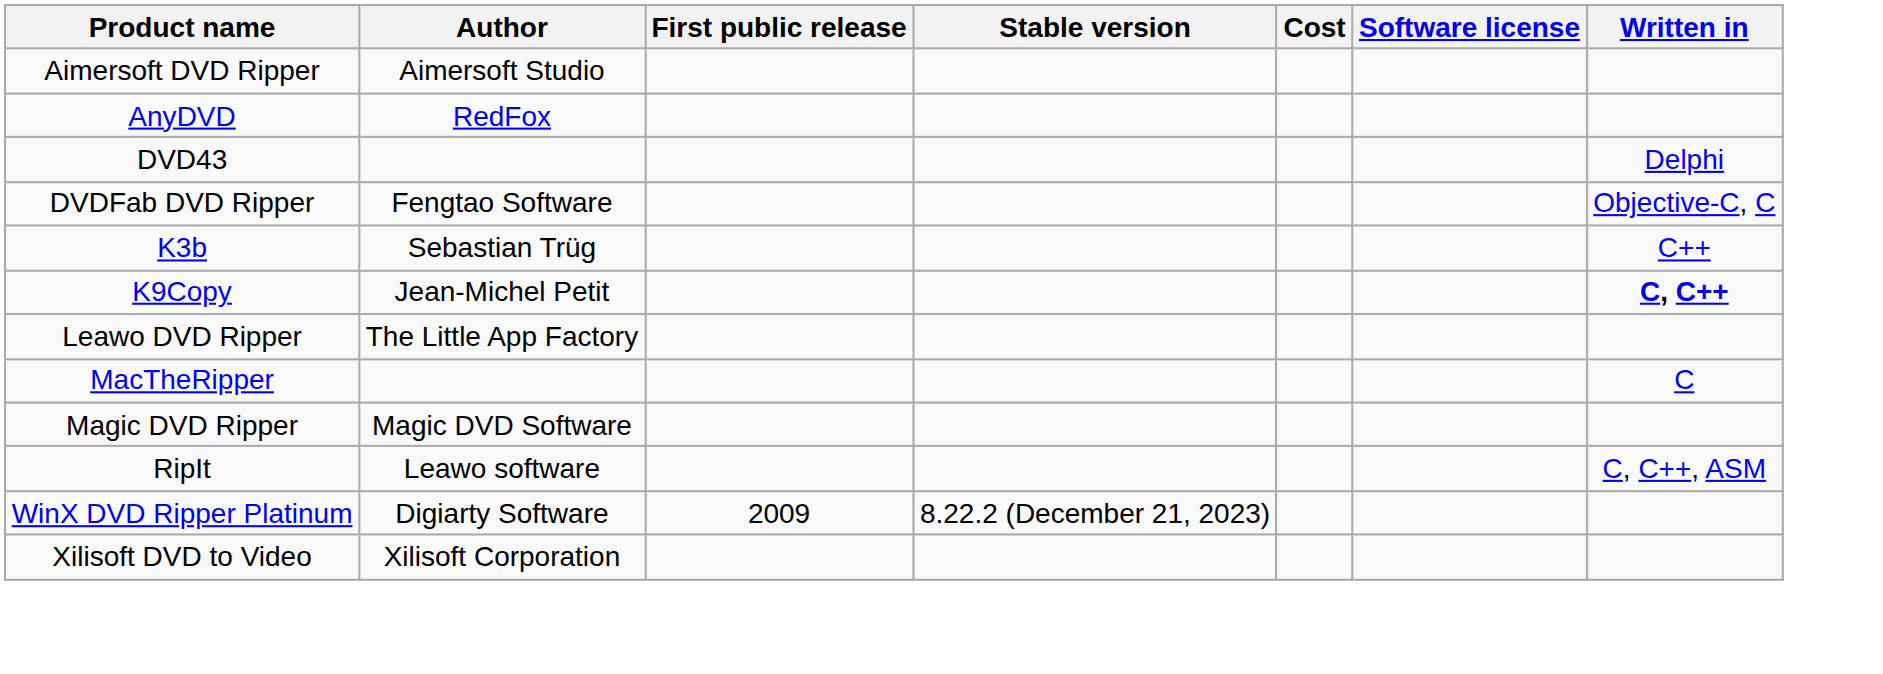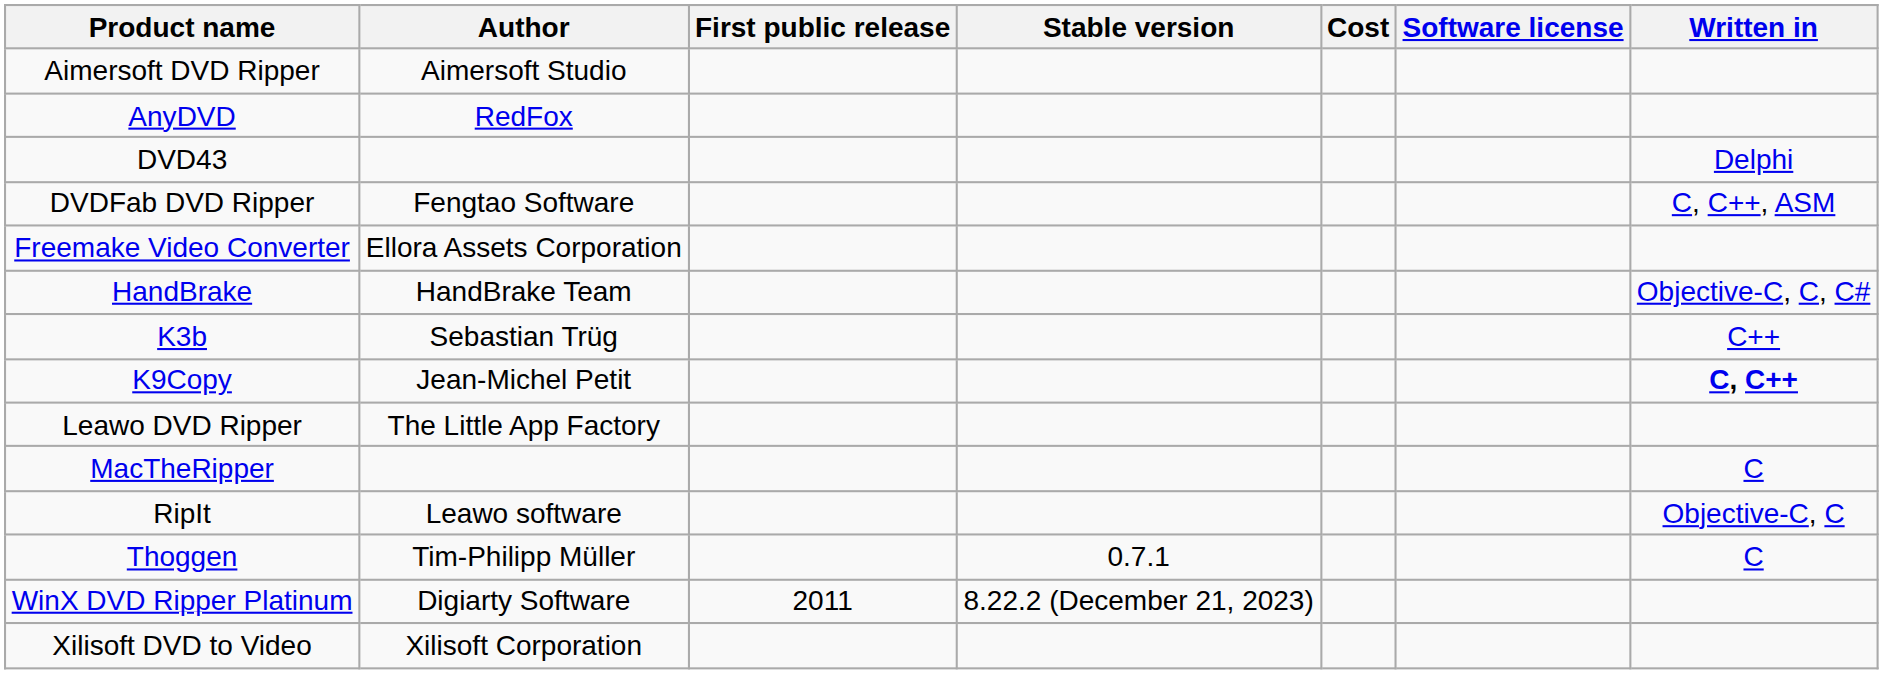(1684, 203) Objective-C, C -> (1754, 203) C, C++, ASM
+ row: (182, 248)
+ row: (182, 292)
- row: (182, 424)
(1684, 468) C, C++, ASM -> (1754, 512) Objective-C, C
+ row: (182, 557)
(779, 512) 2009 -> (823, 601) 2011
